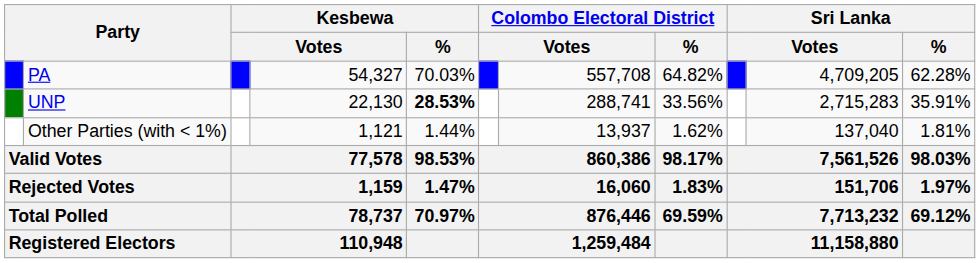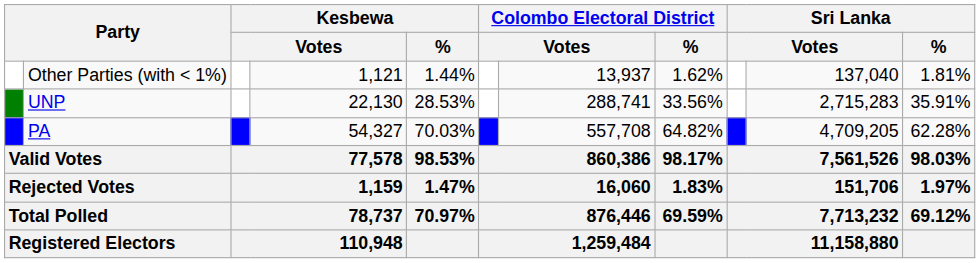rows swapped: (39, 74) <-> (127, 131)
(445, 103) bold -> (445, 103) normal
